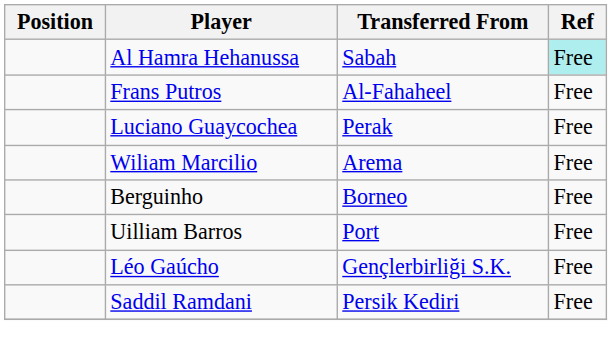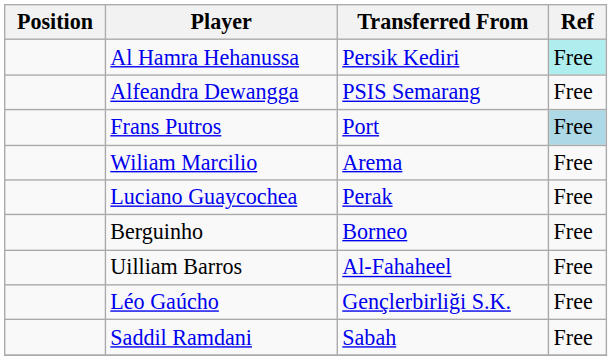(369, 57) Sabah -> (401, 57) Persik Kediri
+ row: (204, 92)
(397, 92) Al-Fahaheel -> (361, 127) Port
(573, 92) no background -> (573, 127) lightblue background
rows swapped: (204, 127) <-> (184, 162)
(361, 232) Port -> (397, 267) Al-Fahaheel
(401, 302) Persik Kediri -> (369, 337) Sabah
